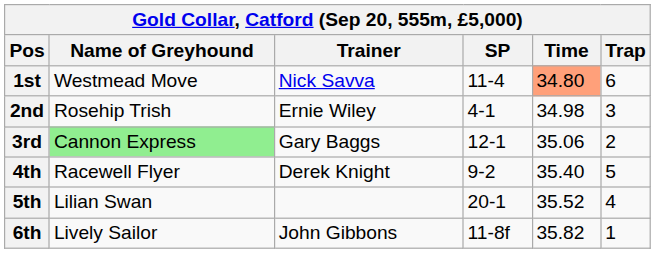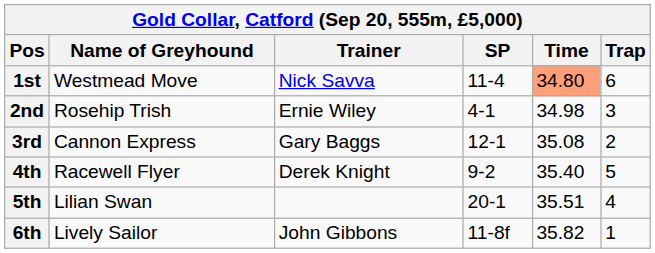(125, 141) lightgreen background -> (125, 141) no background
(560, 141) 35.06 -> (560, 141) 35.08
(560, 202) 35.52 -> (560, 202) 35.51
